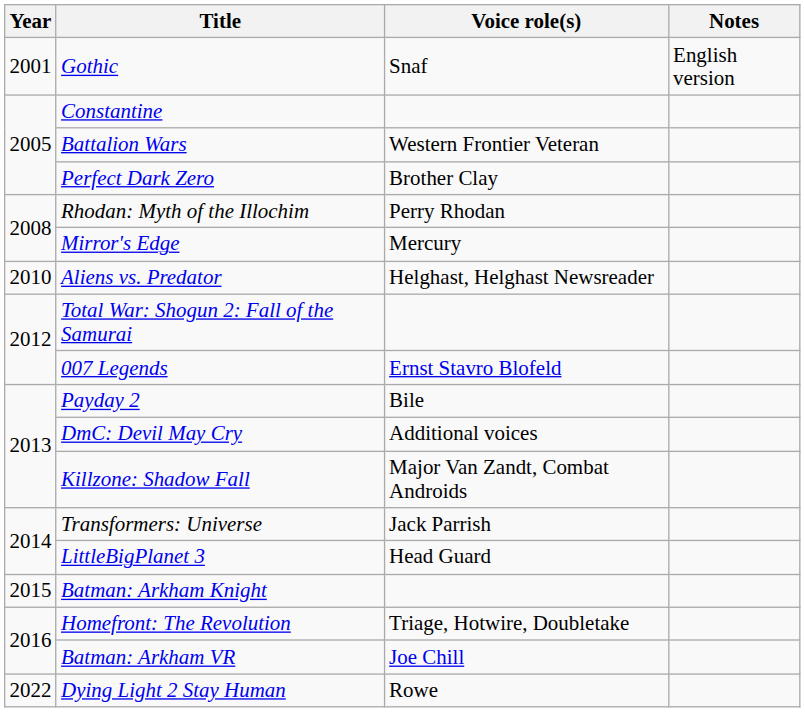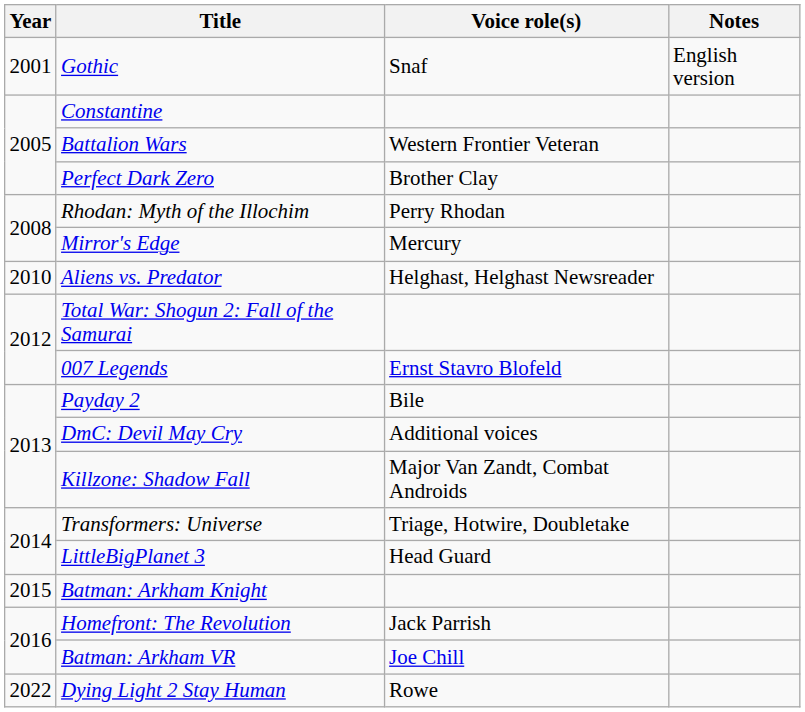(440, 523) Jack Parrish -> (509, 523) Triage, Hotwire, Doubletake
(509, 623) Triage, Hotwire, Doubletake -> (440, 623) Jack Parrish
